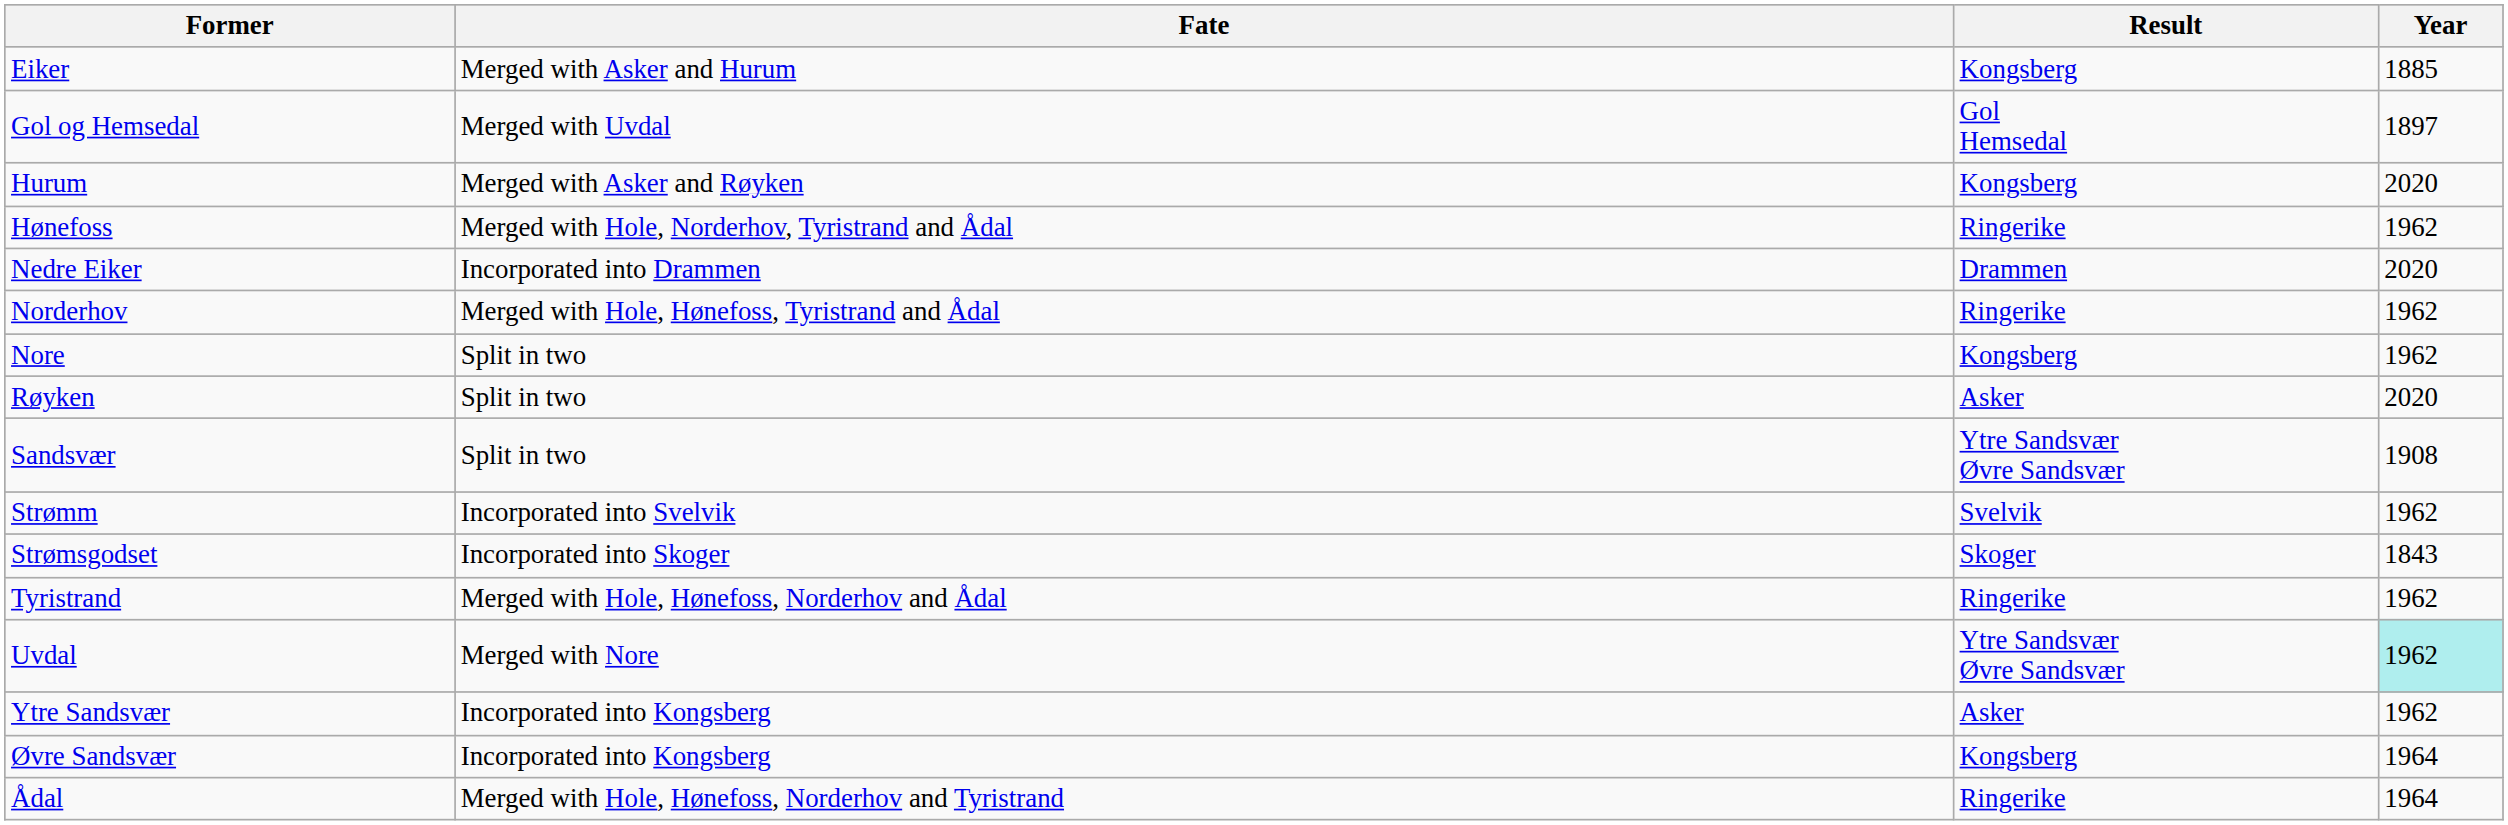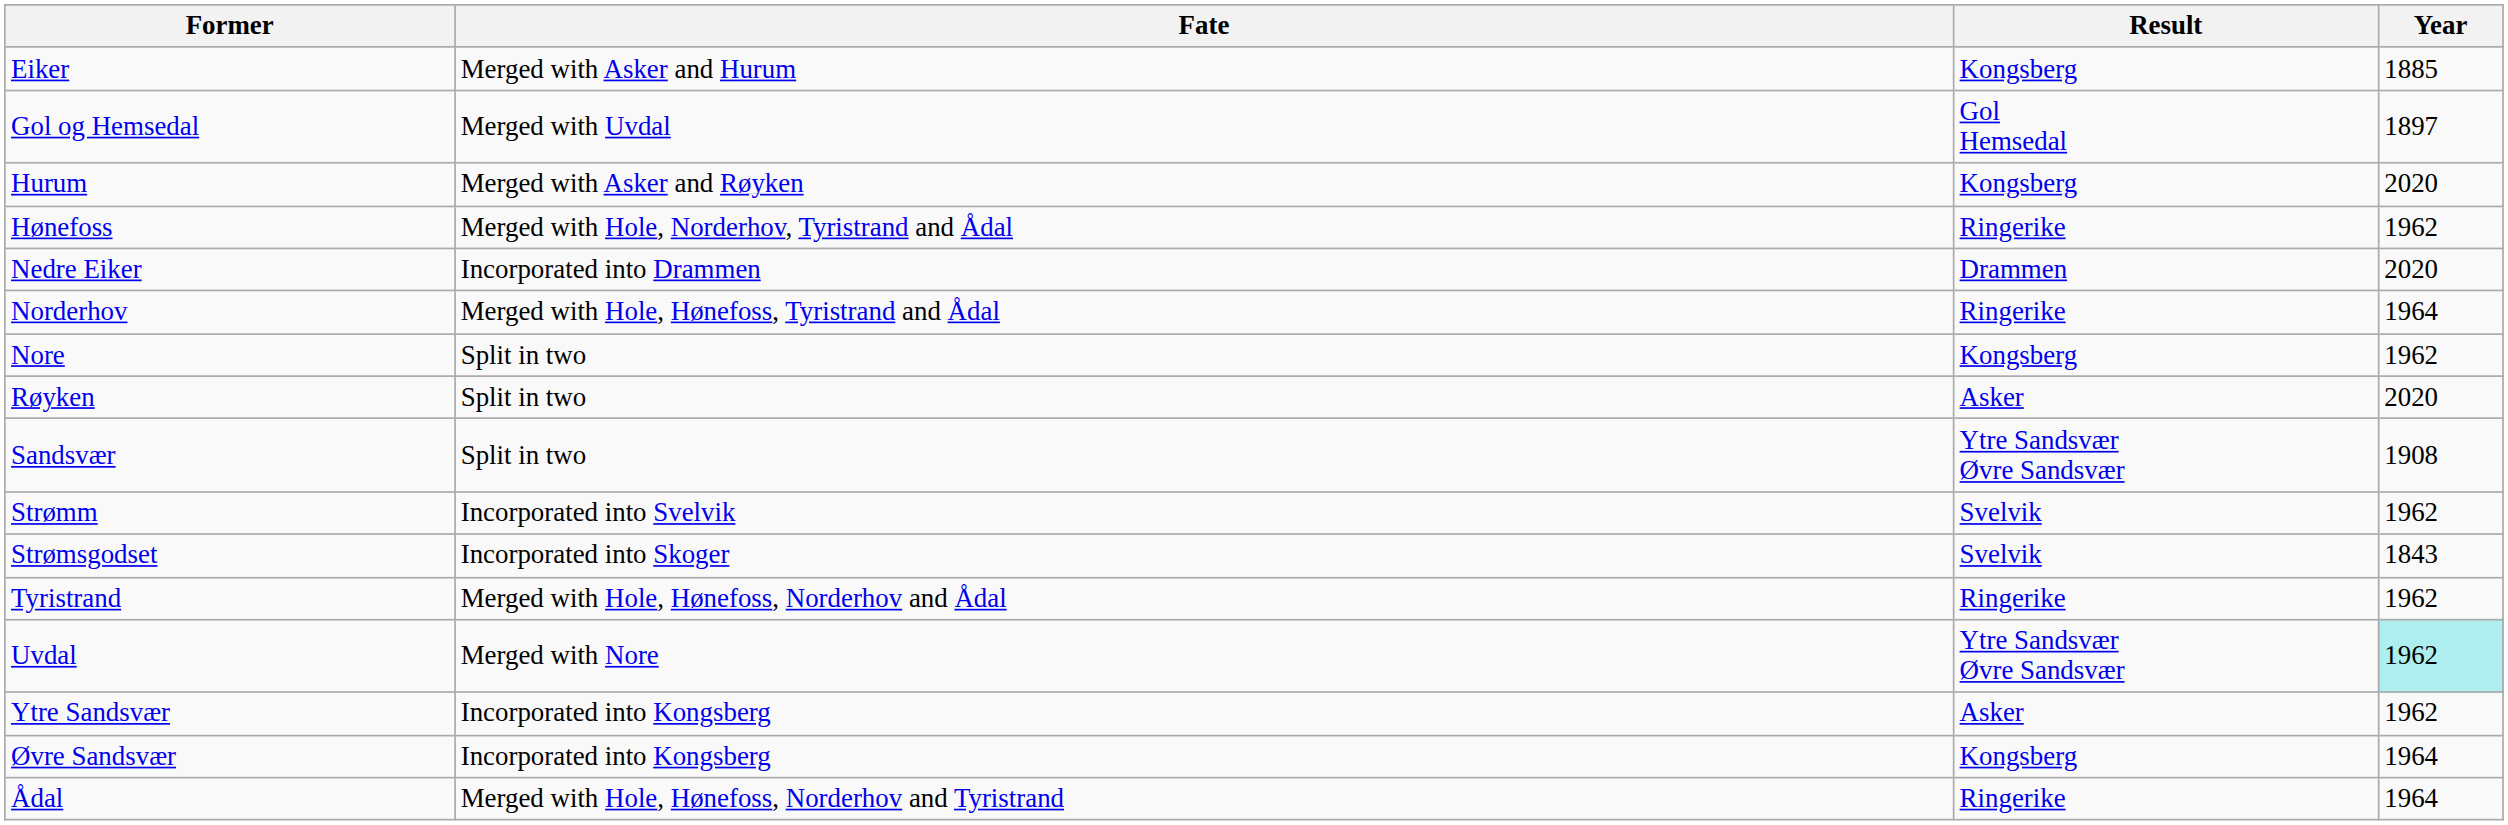(2411, 311) 1962 -> (2411, 311) 1964
(1998, 555) Skoger -> (2001, 555) Svelvik
